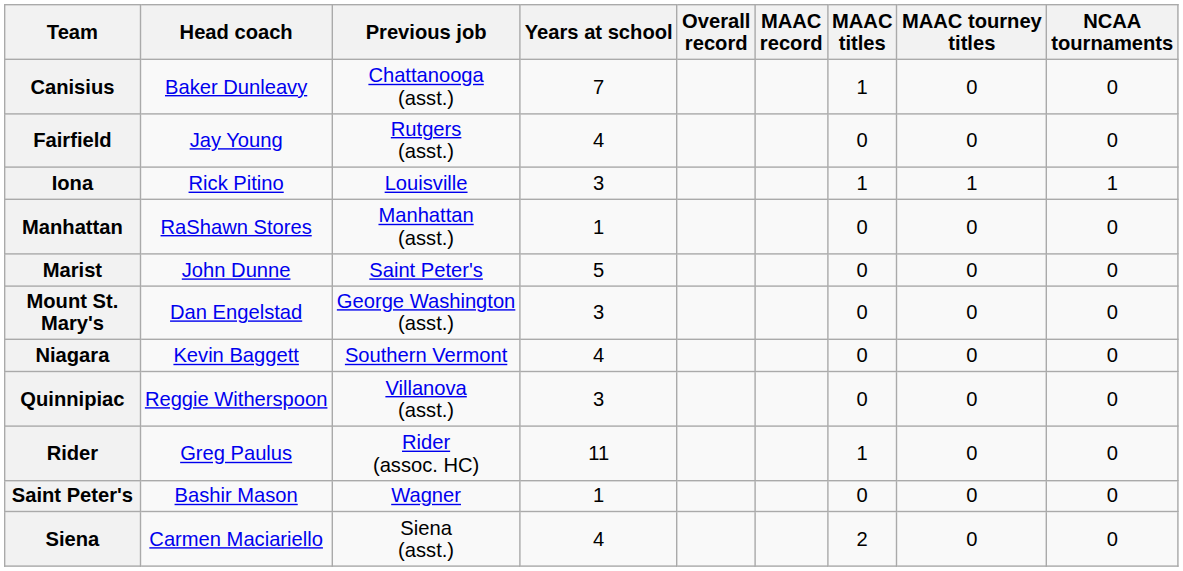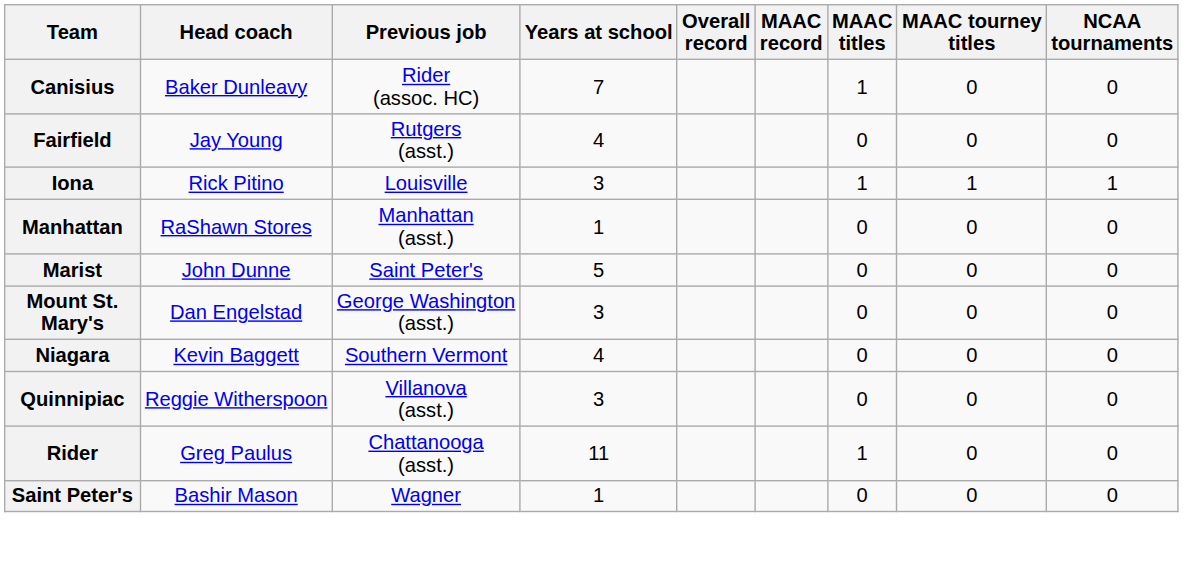(426, 86) Chattanooga (asst.) -> (426, 86) Rider (assoc. HC)
(426, 453) Rider (assoc. HC) -> (426, 453) Chattanooga (asst.)
- row: (72, 539)
